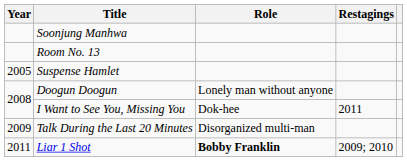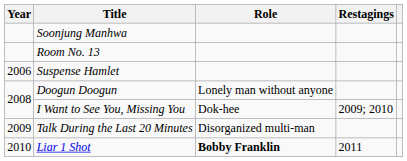(19, 71) 2005 -> (19, 71) 2006
(350, 109) 2011 -> (366, 109) 2009; 2010
(19, 147) 2011 -> (19, 147) 2010
(366, 147) 2009; 2010 -> (350, 147) 2011
